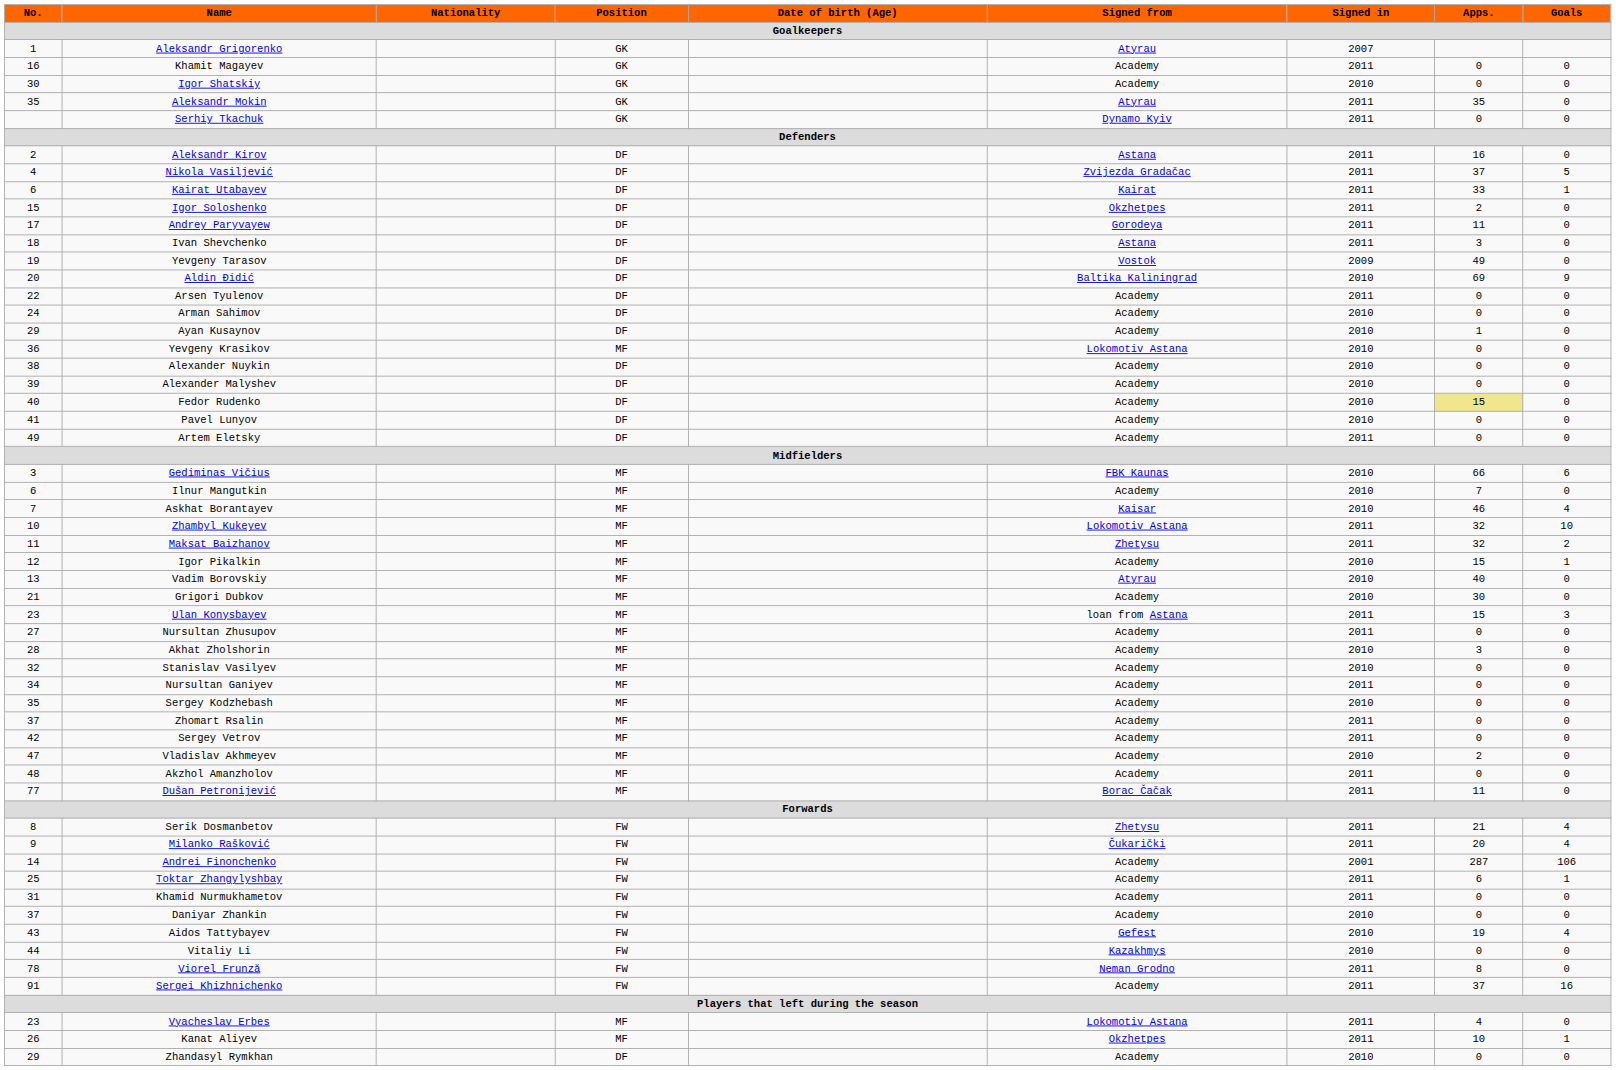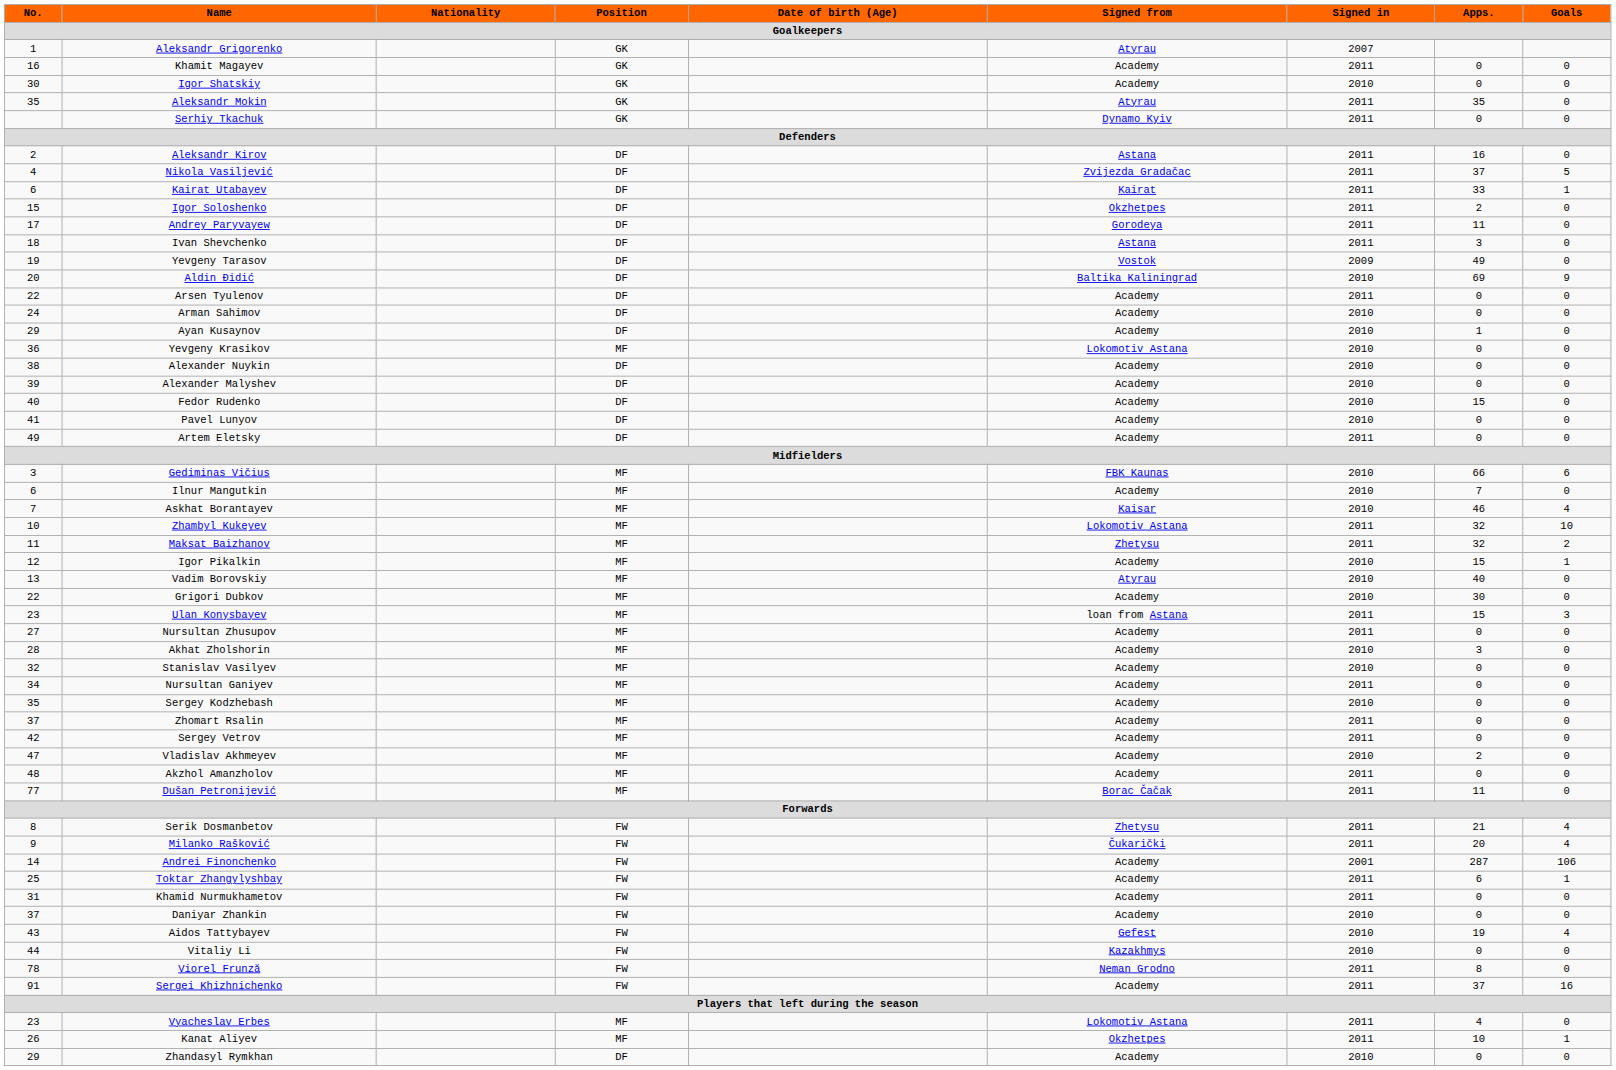(1479, 402) khaki background -> (1479, 402) no background
(33, 597) 21 -> (33, 597) 22
